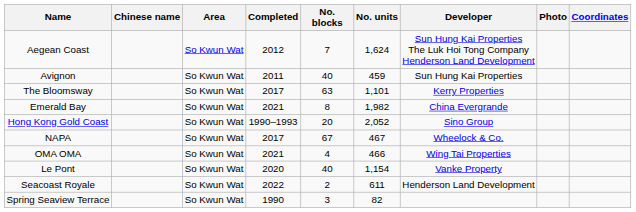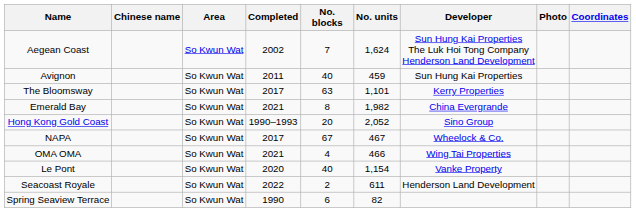(273, 49) 2012 -> (273, 49) 2002
(327, 199) 3 -> (327, 199) 6
